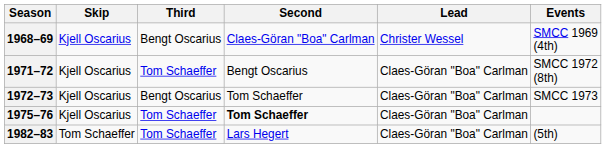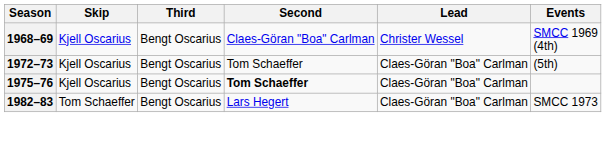- row: (30, 71)
(566, 96) SMCC 1973 -> (546, 64) (5th)
(178, 115) Tom Schaeffer -> (181, 83) Bengt Oscarius
(178, 134) Tom Schaeffer -> (181, 102) Bengt Oscarius
(546, 134) (5th) -> (566, 102) SMCC 1973
